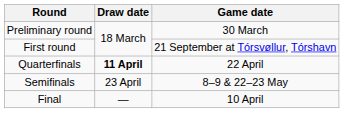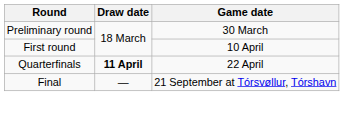(245, 47) 21 September at Tórsvøllur, Tórshavn -> (245, 47) 10 April
- row: (49, 82)
(245, 99) 10 April -> (245, 82) 21 September at Tórsvøllur, Tórshavn
